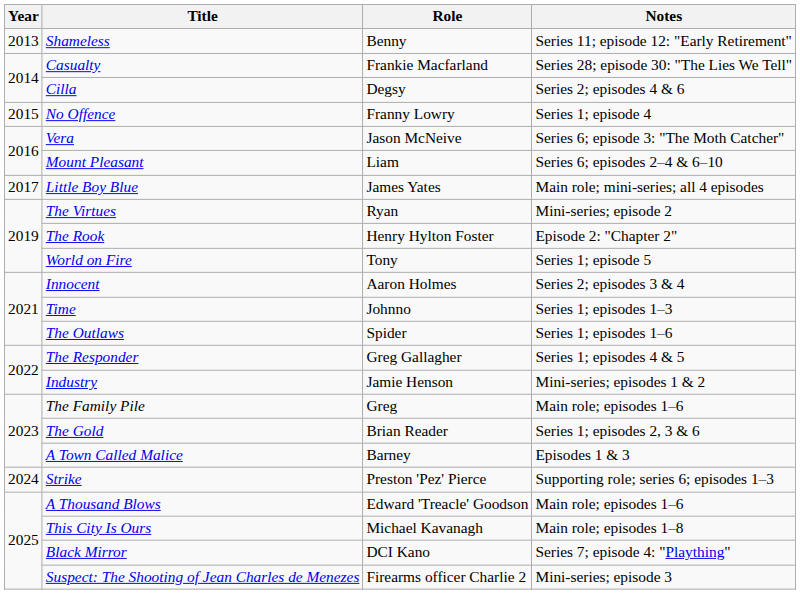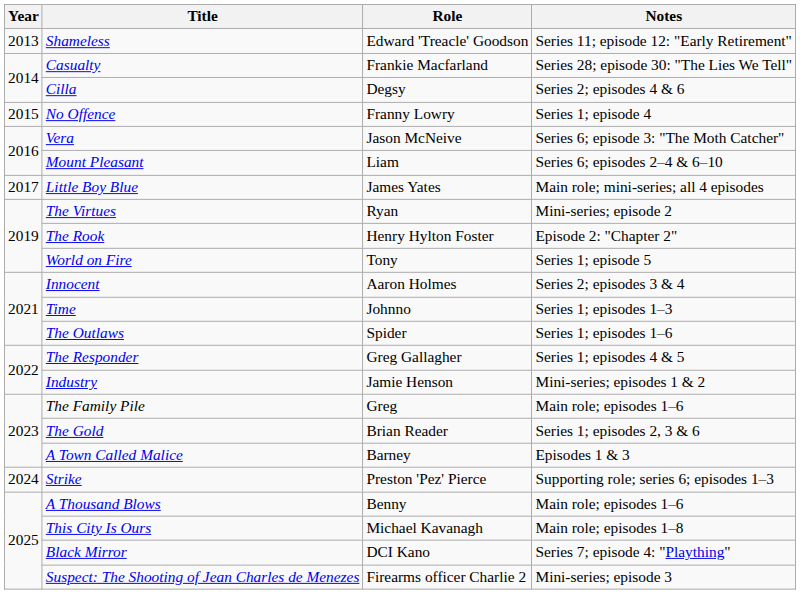(386, 41) Benny -> (447, 41) Edward 'Treacle' Goodson
(447, 503) Edward 'Treacle' Goodson -> (386, 503) Benny
